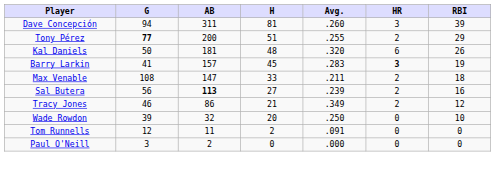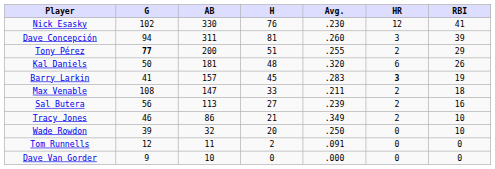+ row: (60, 24)
(209, 91) bold -> (209, 104) normal
(460, 104) 12 -> (460, 118) 10
+ row: (60, 158)
- row: (60, 144)
